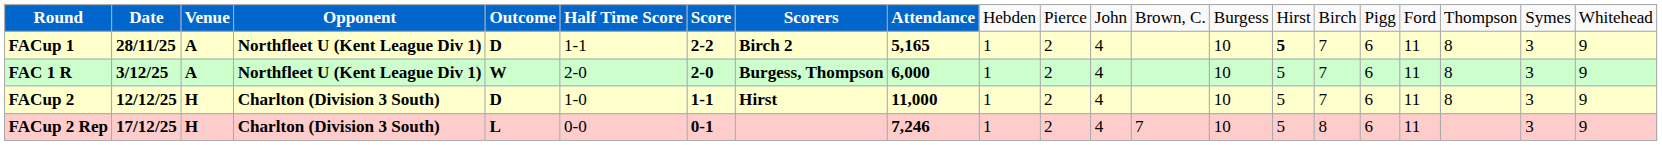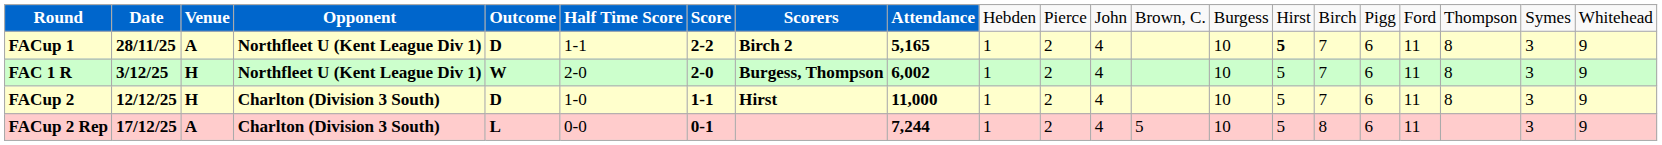(191, 72) A -> (191, 72) H
(911, 72) 6,000 -> (911, 72) 6,002
(191, 126) H -> (191, 126) A
(911, 126) 7,246 -> (911, 126) 7,244
(1139, 126) 7 -> (1139, 126) 5
